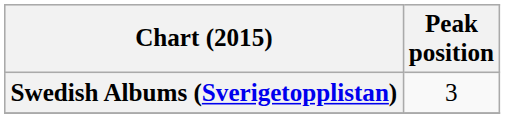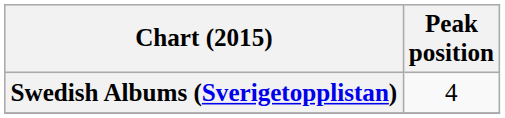(451, 92) 3 -> (451, 92) 4
